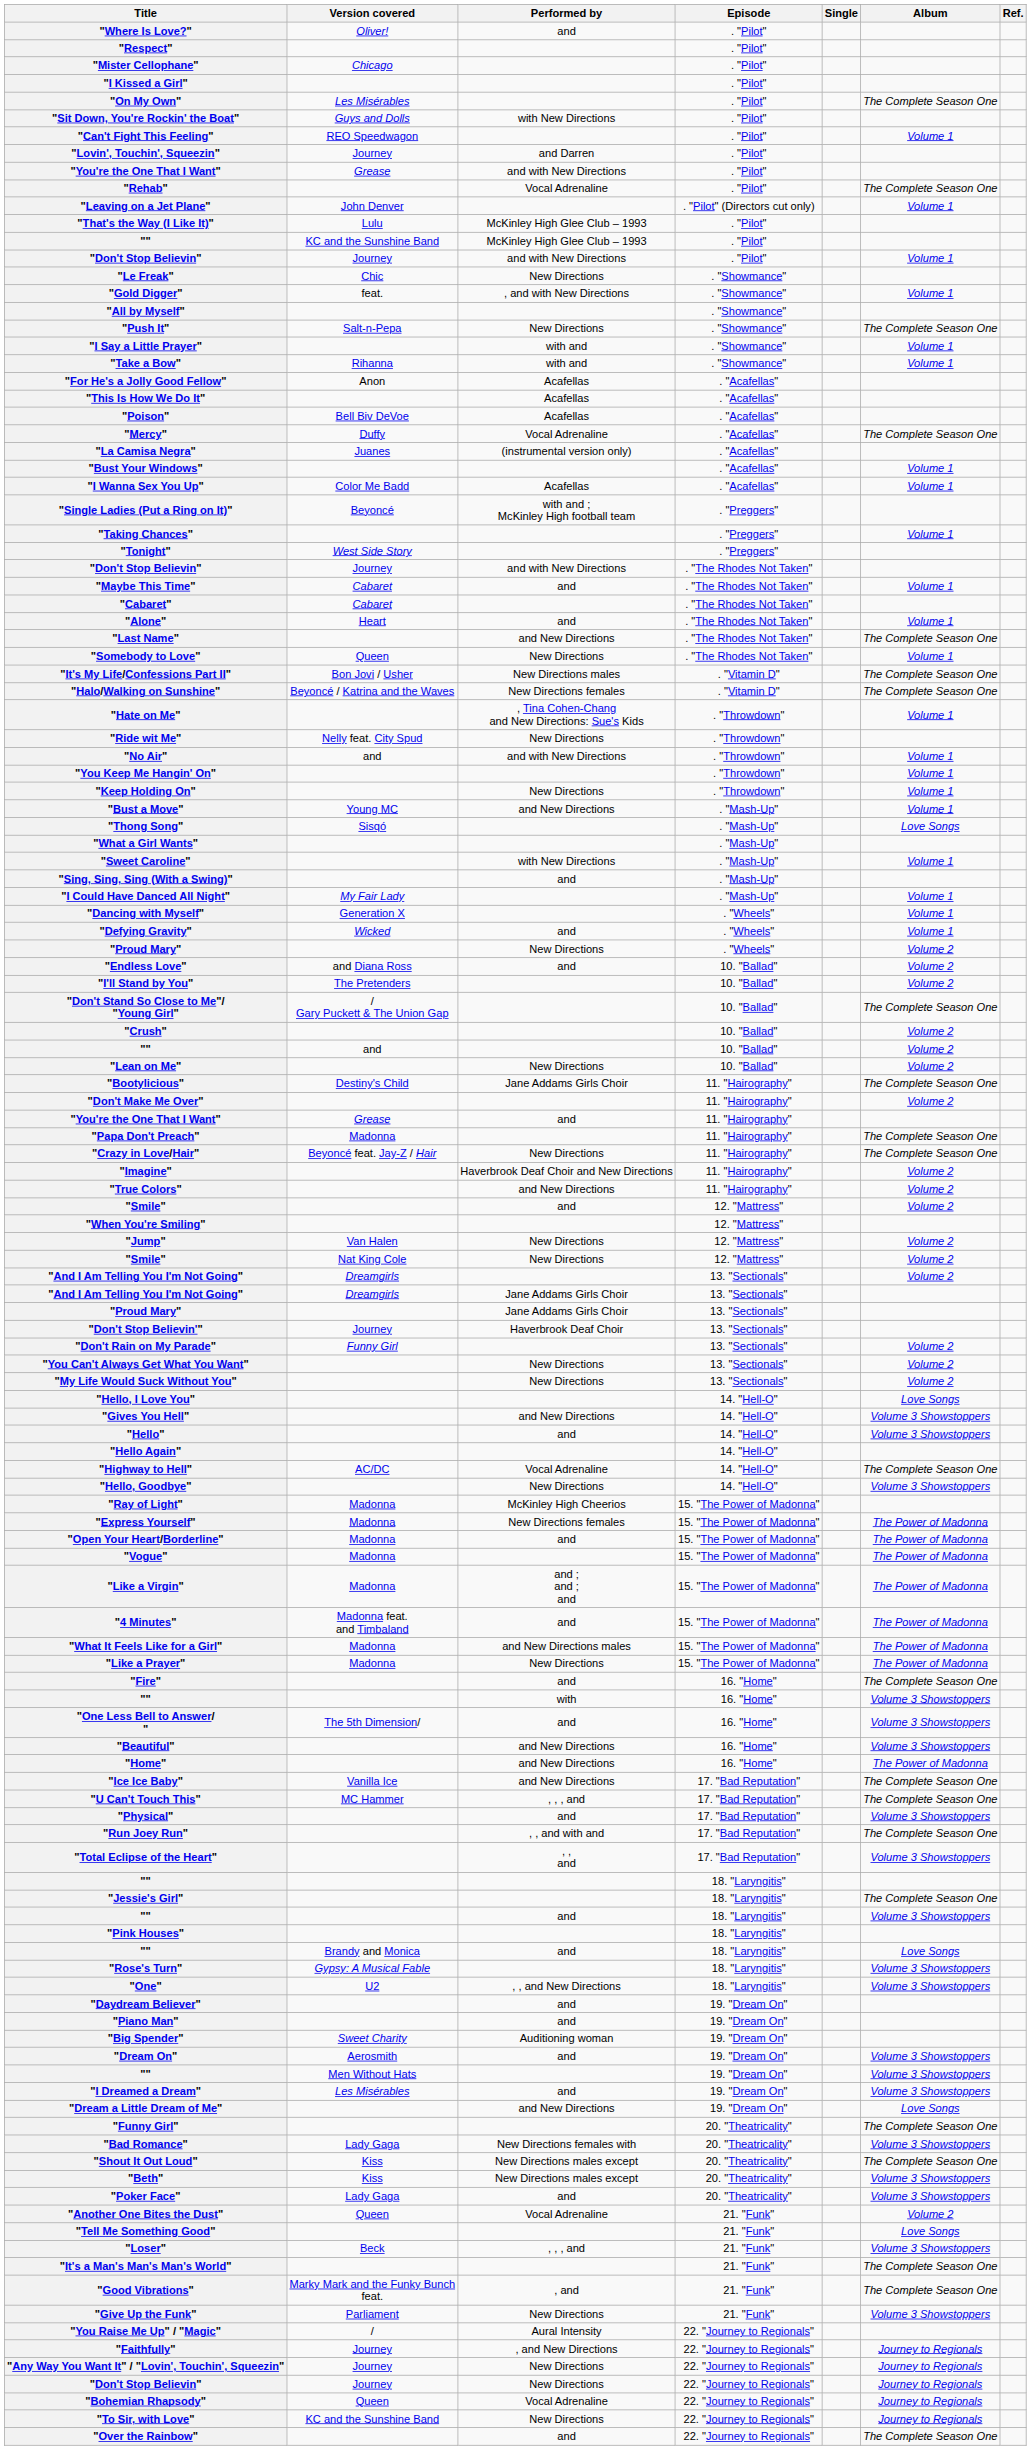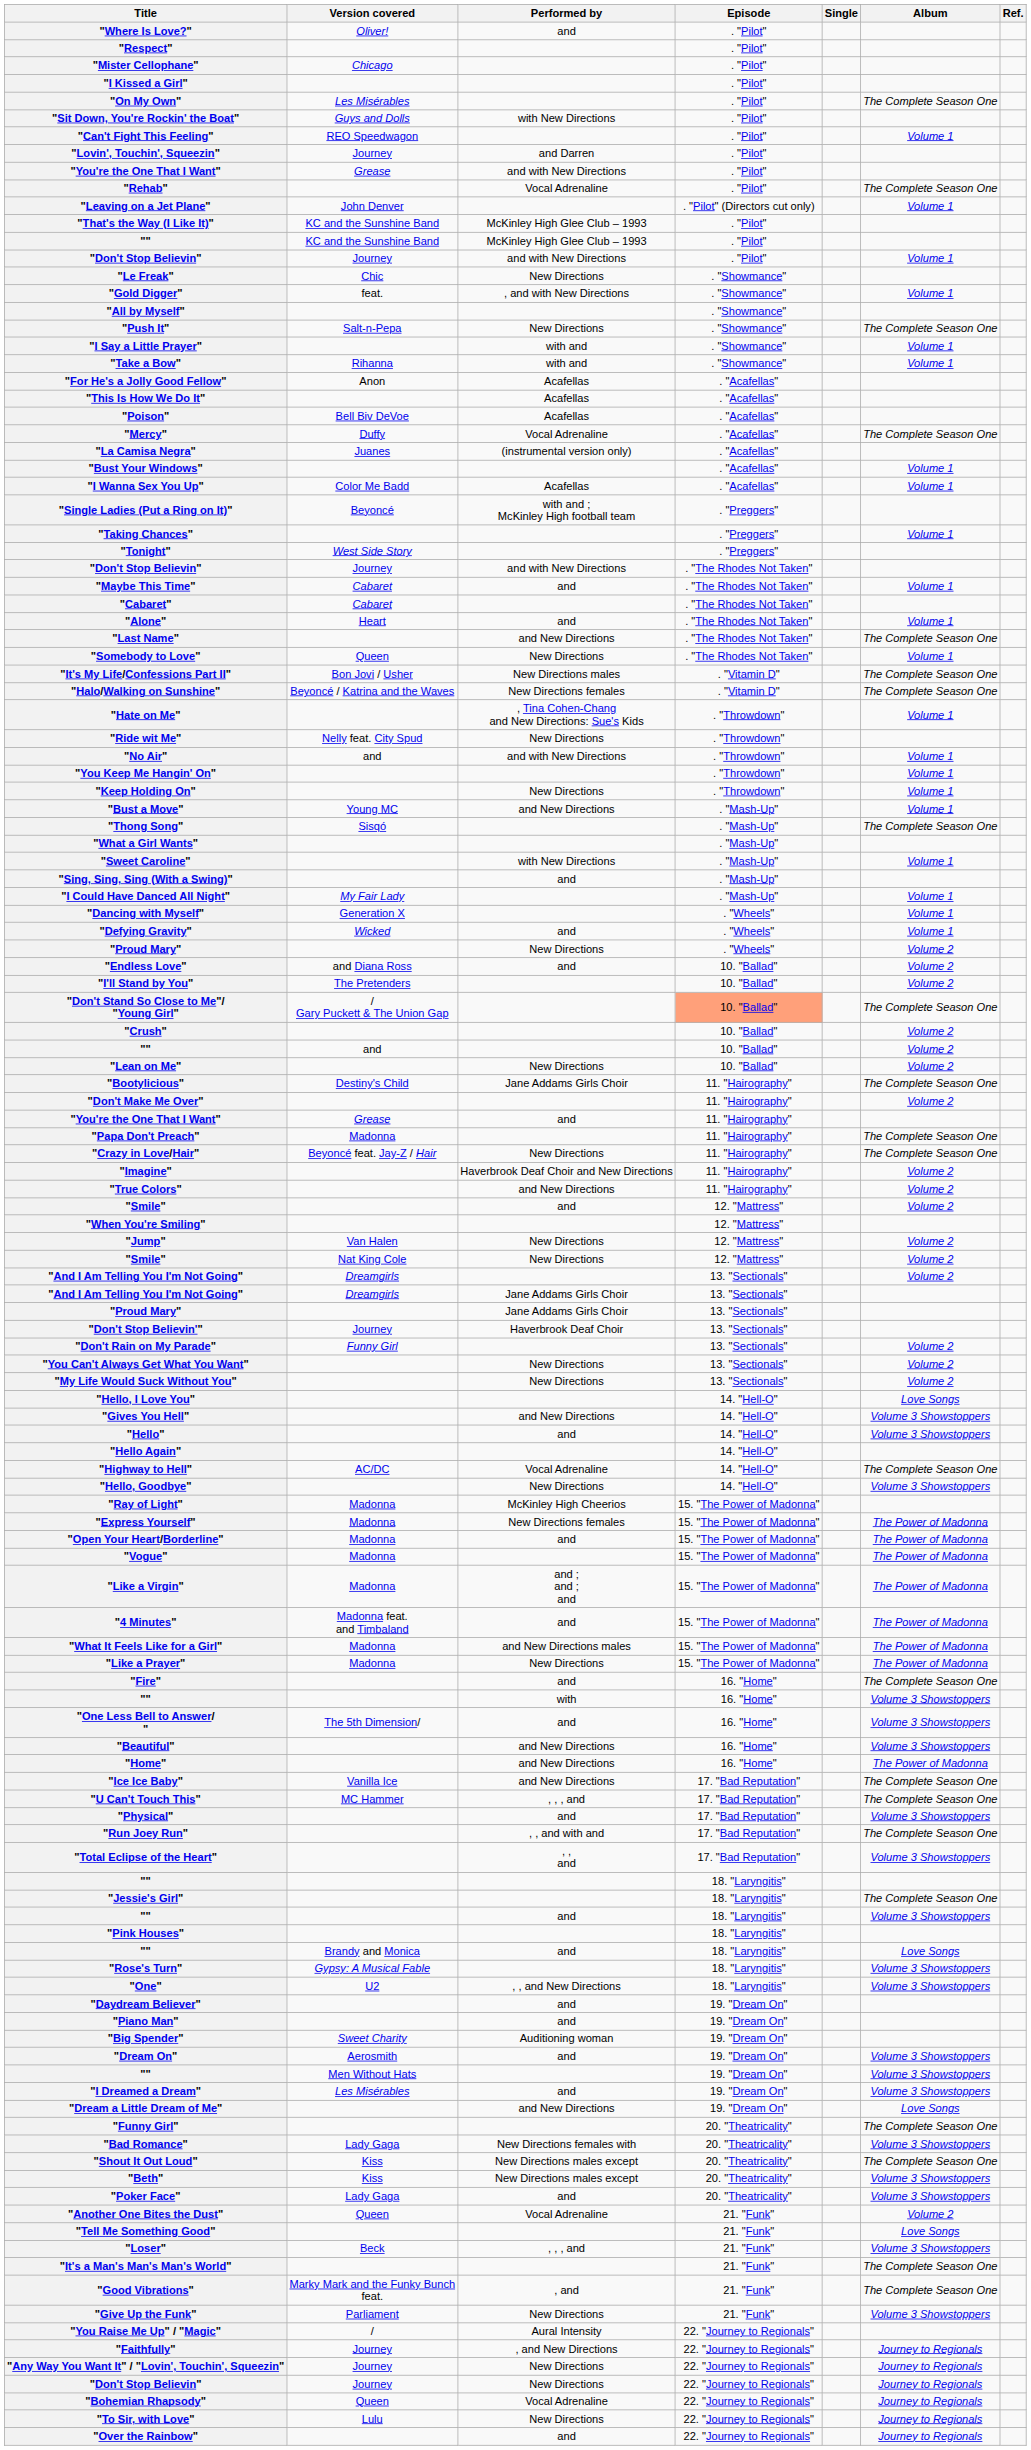(372, 224) Lulu -> (372, 224) KC and the Sunshine Band
(930, 826) Love Songs -> (930, 826) The Complete Season One
(749, 1008) no background -> (749, 1008) lightsalmon background
(372, 2419) KC and the Sunshine Band -> (372, 2419) Lulu
(930, 2437) The Complete Season One -> (930, 2437) Journey to Regionals
